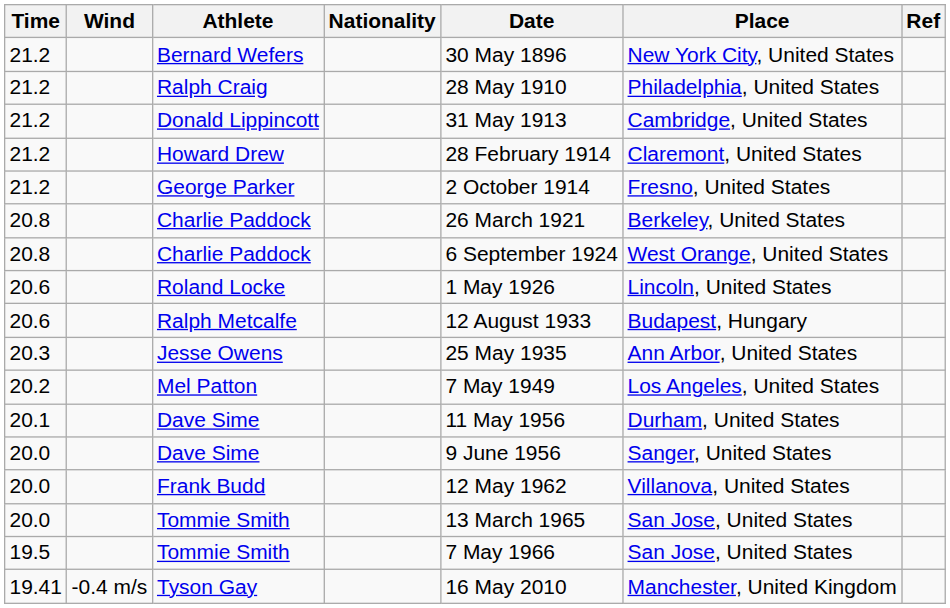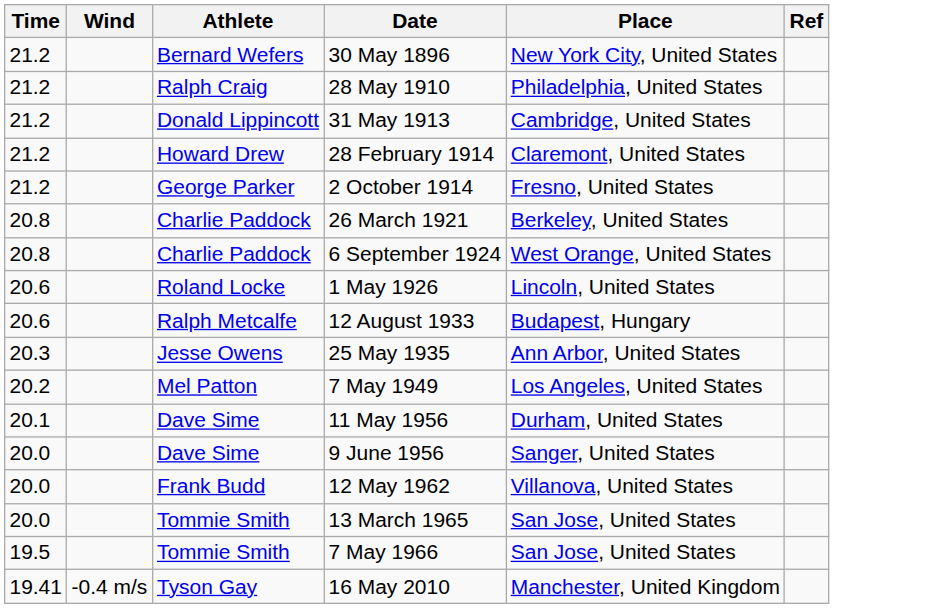- column: (382, 21)
